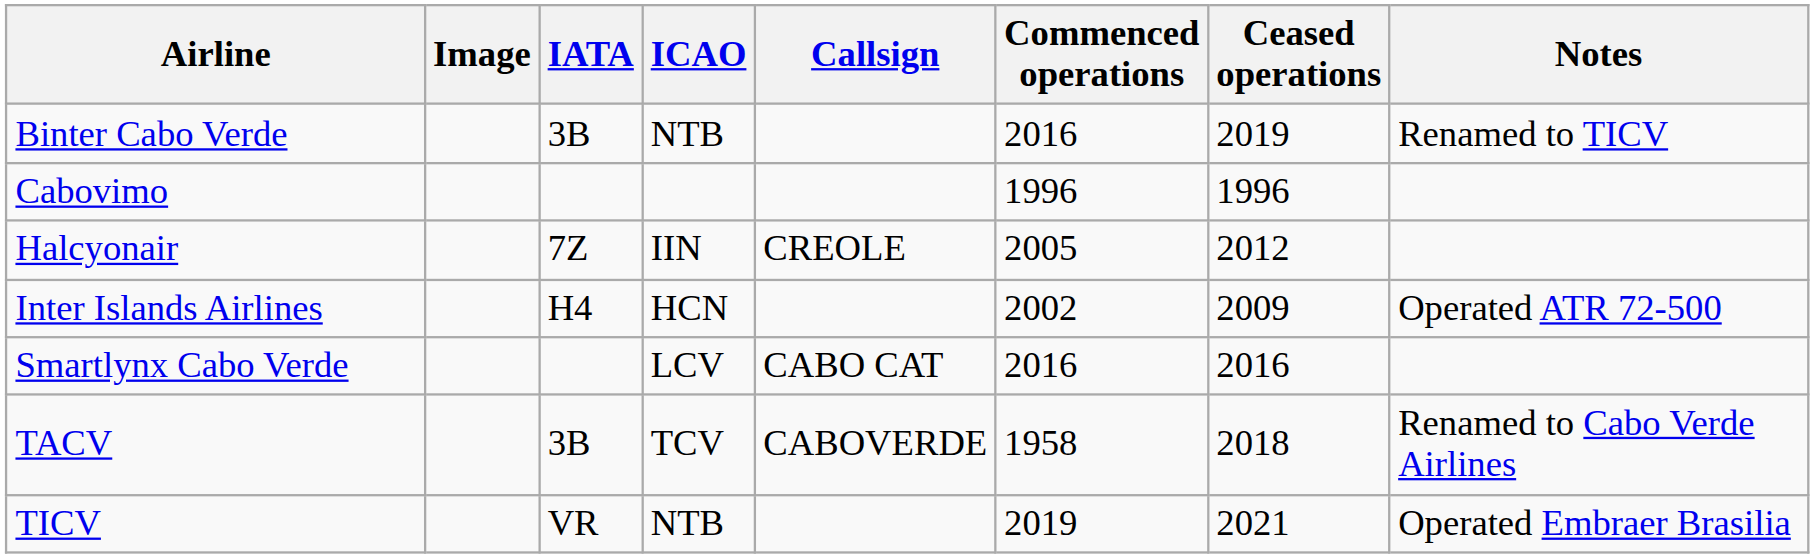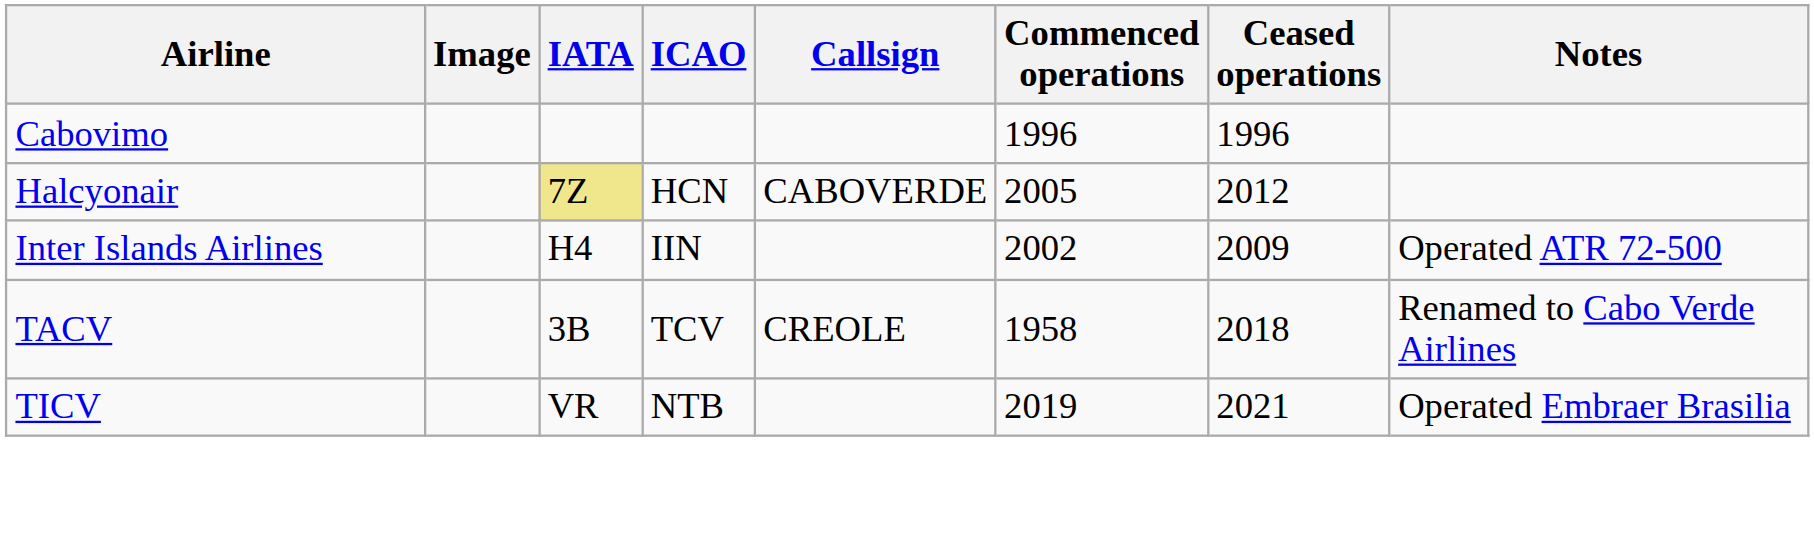- row: (151, 132)
(568, 249) no background -> (568, 190) khaki background
(676, 249) IIN -> (689, 190) HCN
(835, 249) CREOLE -> (875, 190) CABOVERDE
(689, 307) HCN -> (676, 249) IIN
- row: (182, 365)
(875, 444) CABOVERDE -> (835, 327) CREOLE
